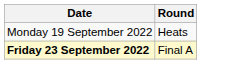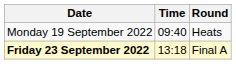+ column: (172, 13)
